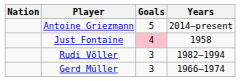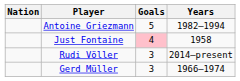(201, 26) 2014–present -> (201, 26) 1982–1994
(201, 55) 1982–1994 -> (201, 55) 2014–present
